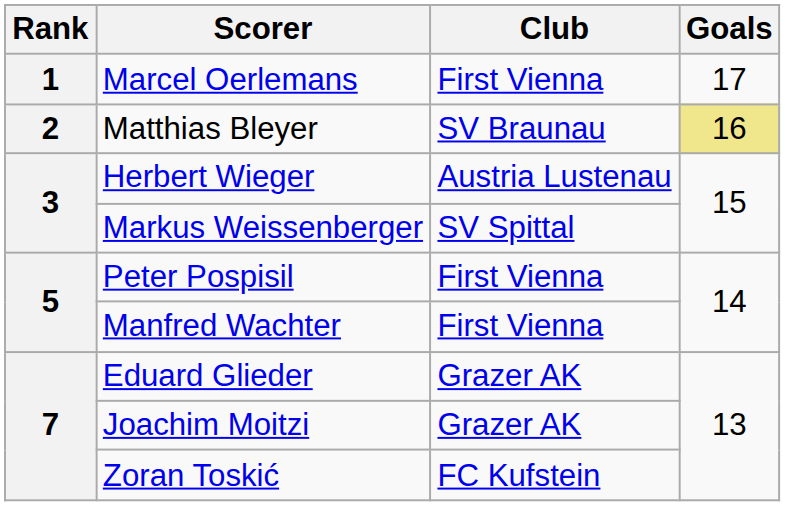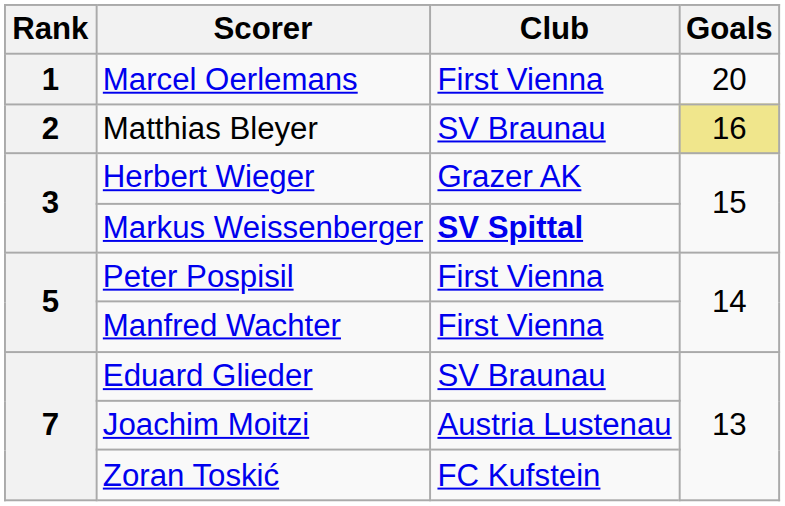(729, 78) 17 -> (729, 78) 20
(555, 177) Austria Lustenau -> (509, 177) Grazer AK
(506, 227) normal -> (510, 227) bold
(509, 375) Grazer AK -> (522, 375) SV Braunau
(509, 425) Grazer AK -> (555, 425) Austria Lustenau
